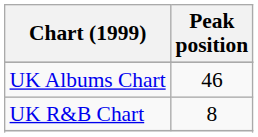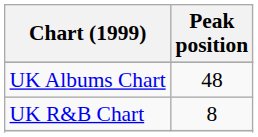(212, 79) 46 -> (212, 79) 48
